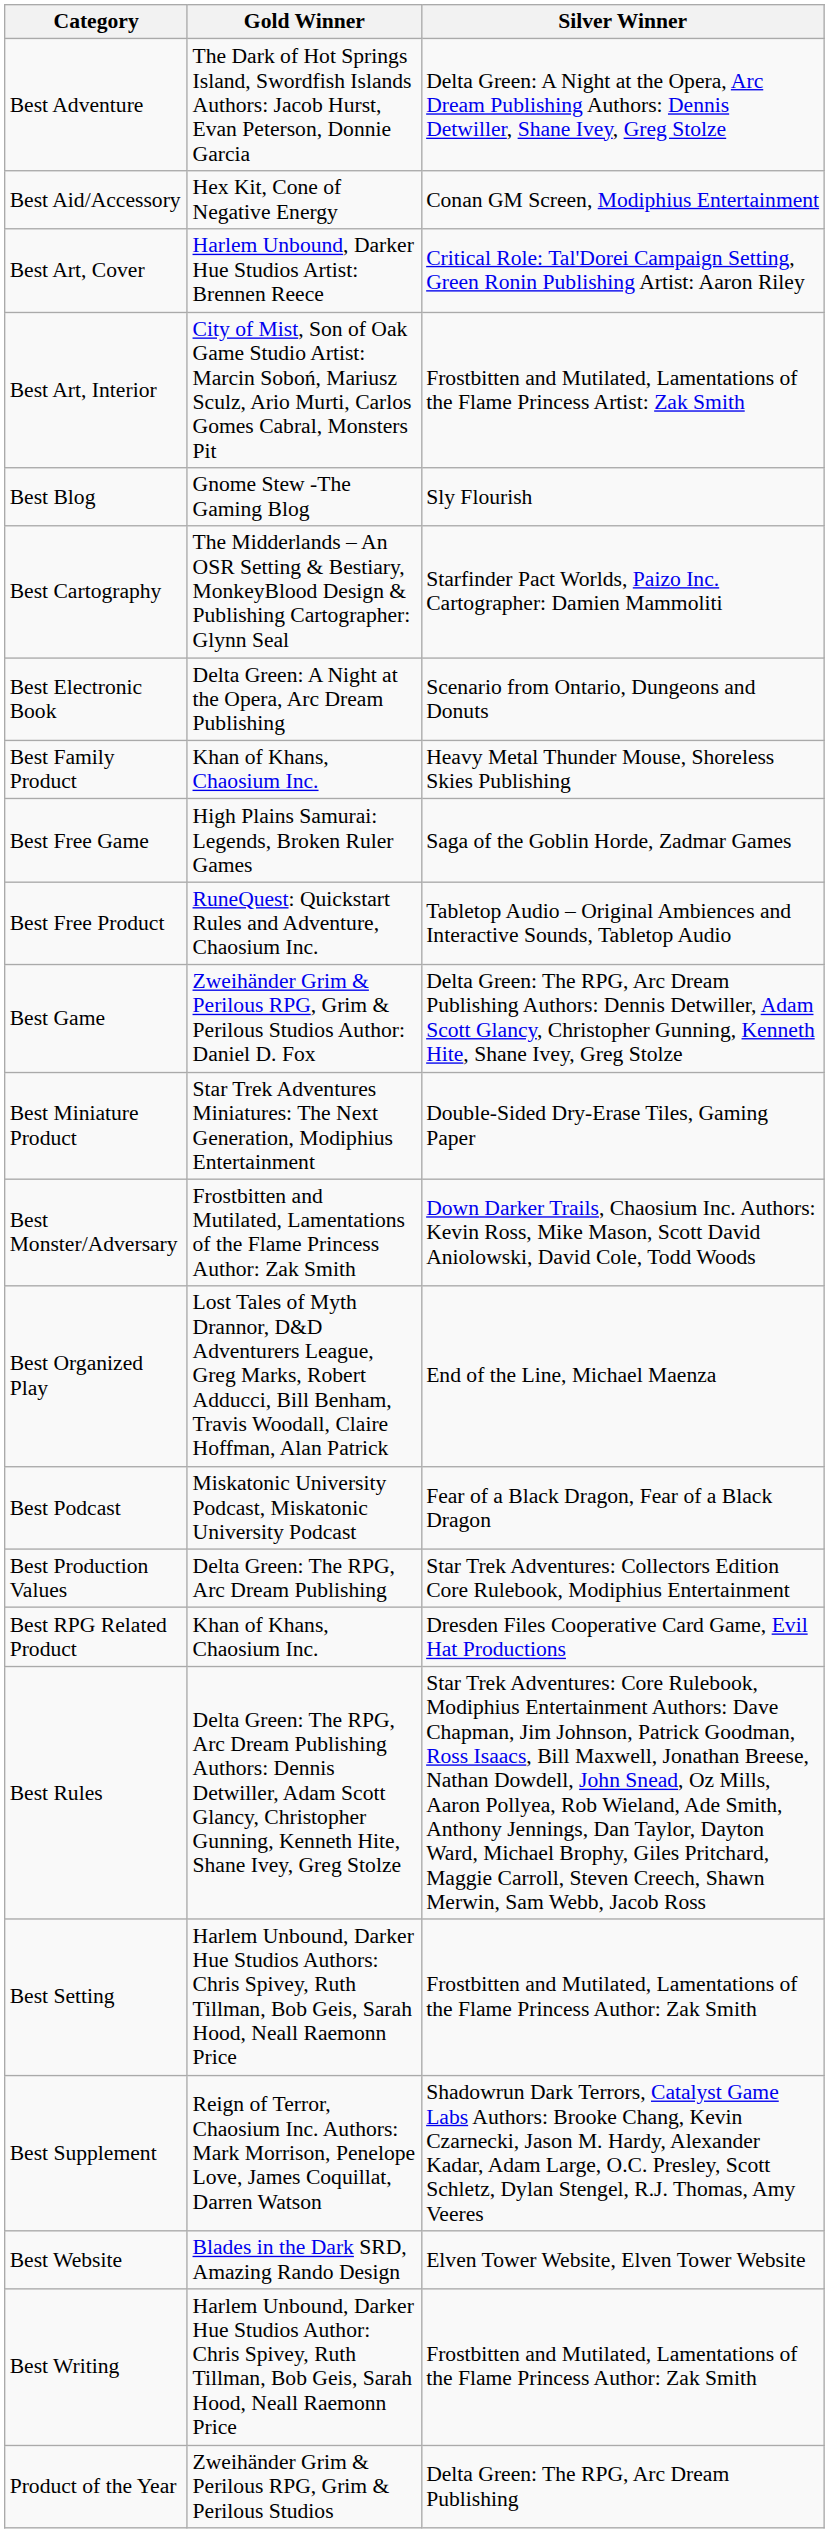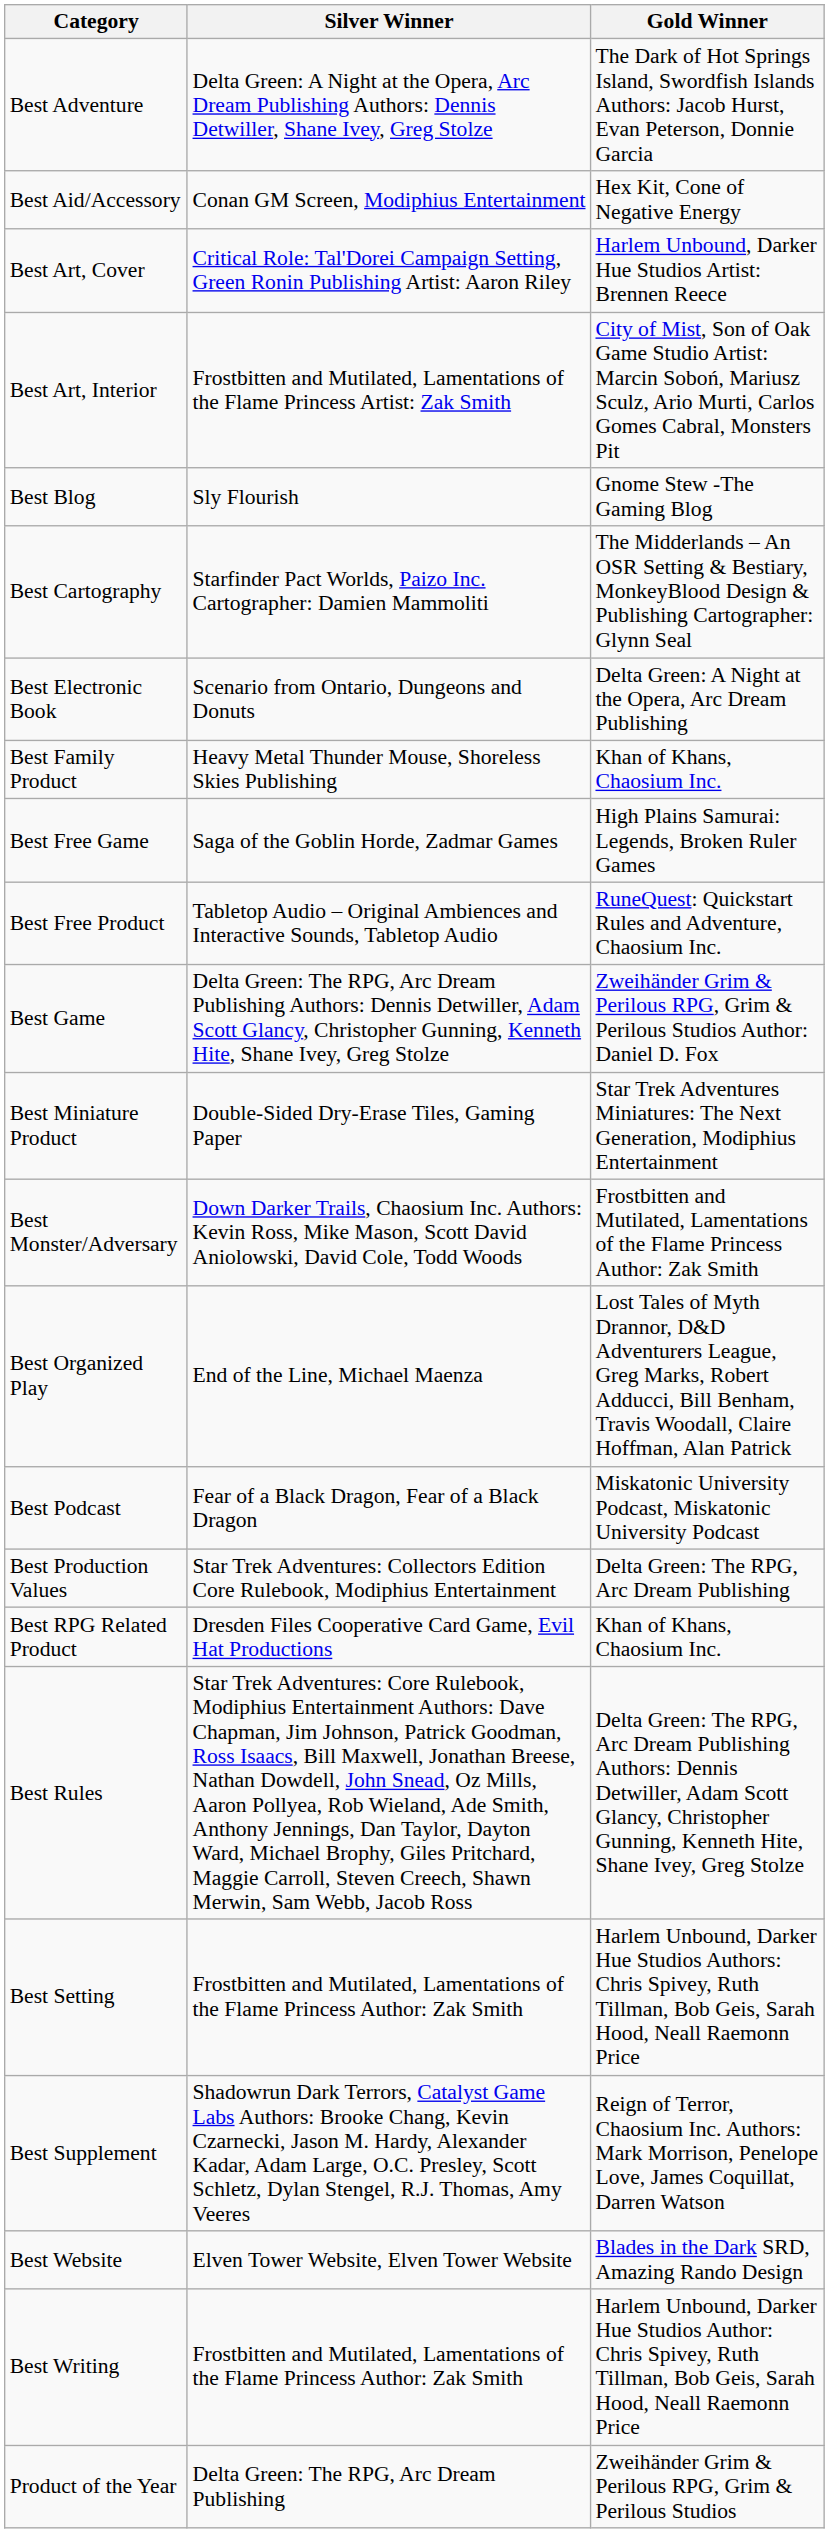columns swapped: (304, 21) <-> (623, 21)
